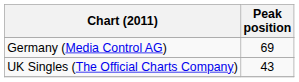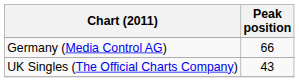(267, 47) 69 -> (267, 47) 66
